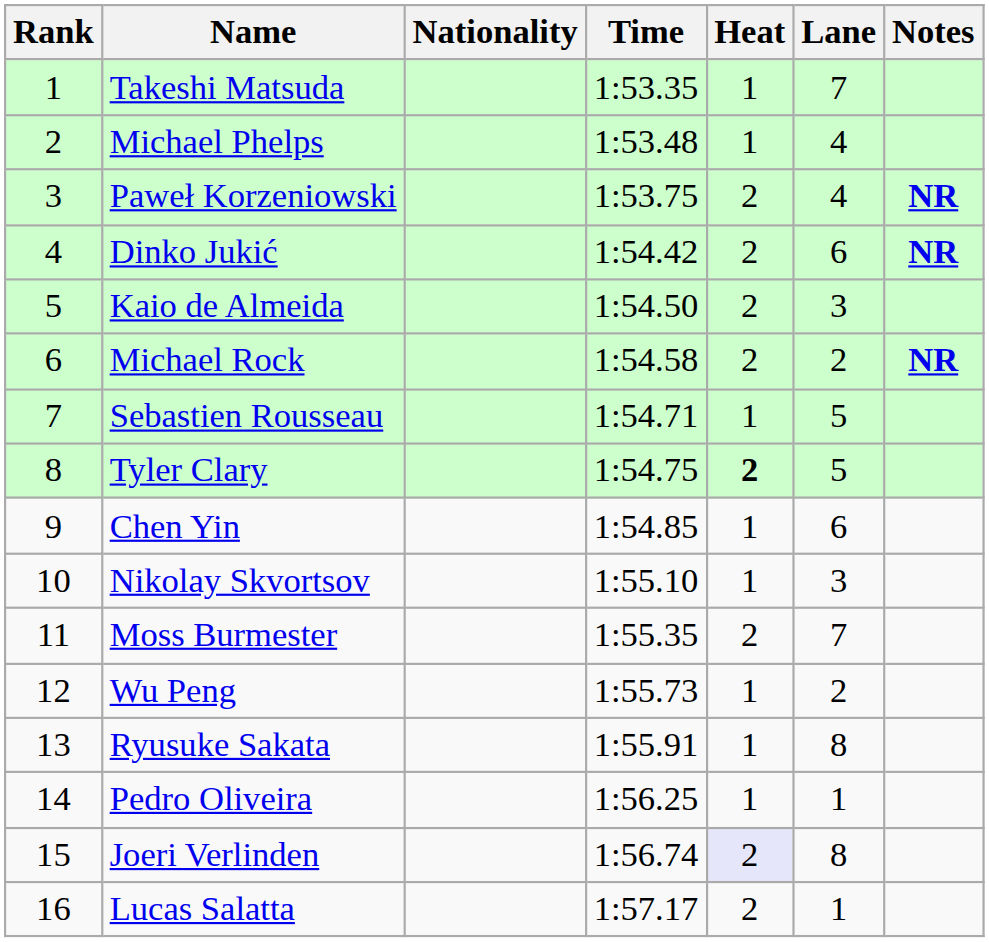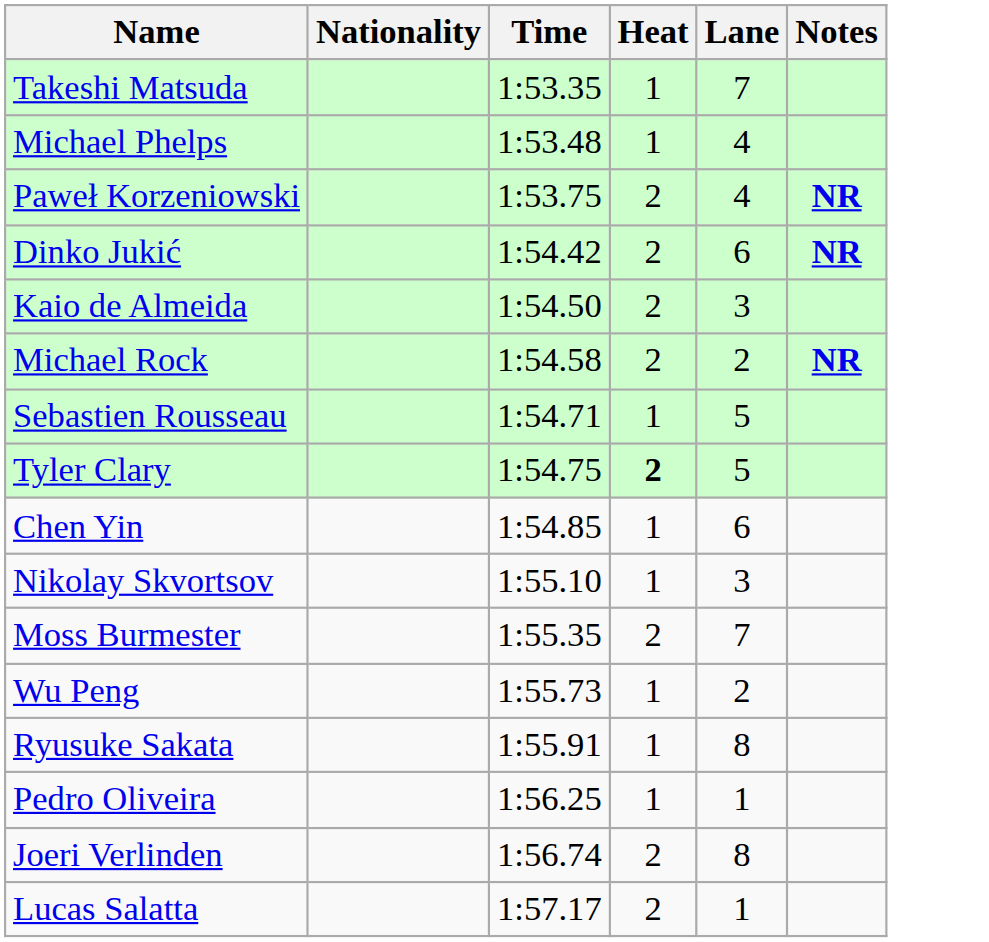- column: (53, 31)
(750, 854) lavender background -> (653, 854) no background
